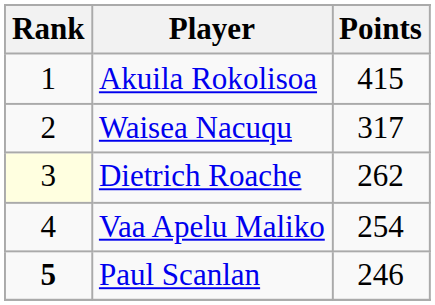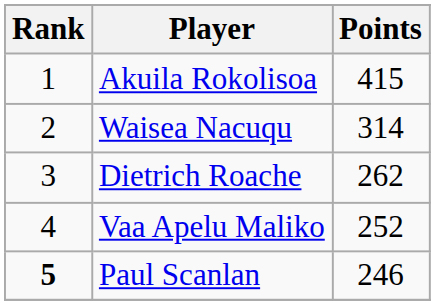(380, 127) 317 -> (380, 127) 314
(48, 176) lightyellow background -> (48, 176) no background
(380, 226) 254 -> (380, 226) 252
